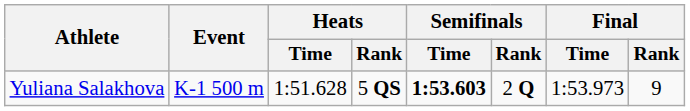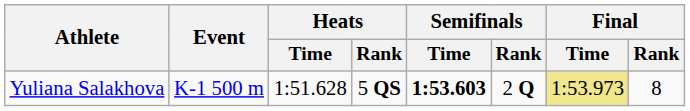(587, 88) no background -> (587, 88) khaki background
(657, 88) 9 -> (657, 88) 8
